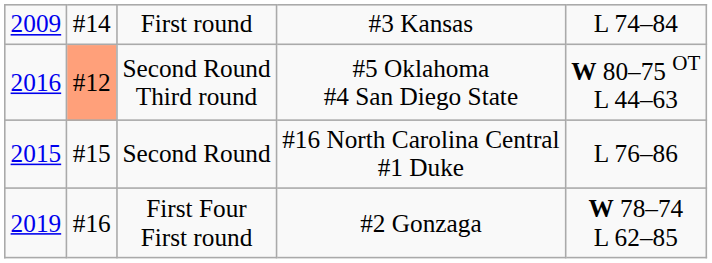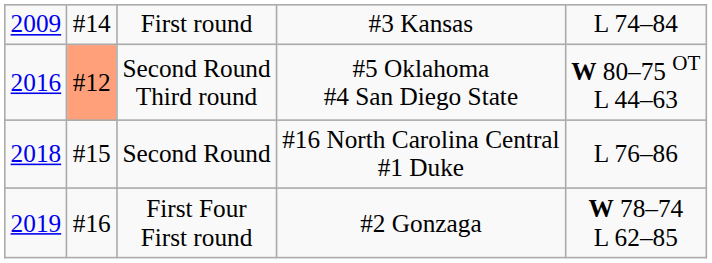(36, 154) 2015 -> (36, 154) 2018
